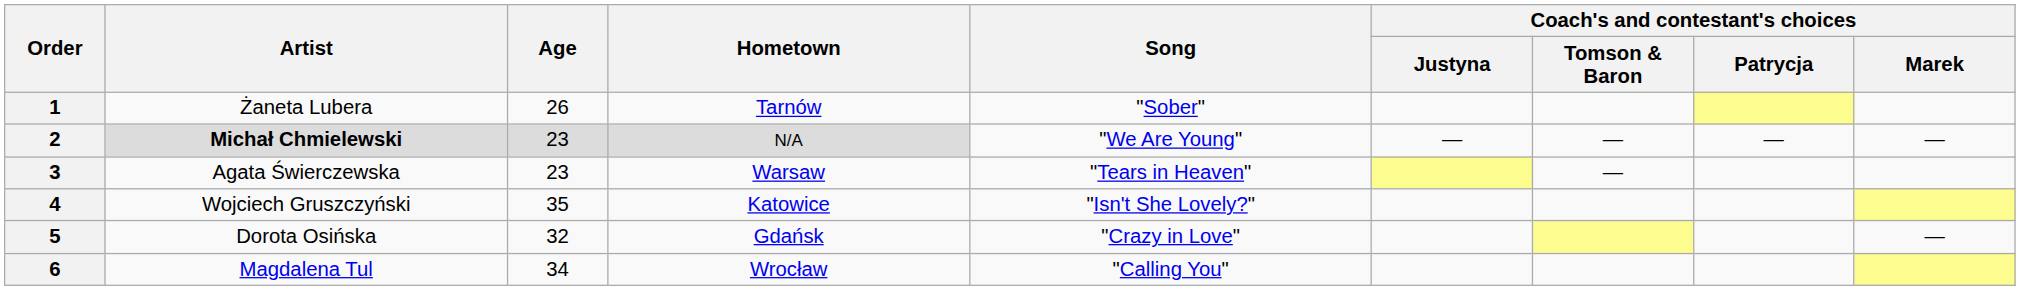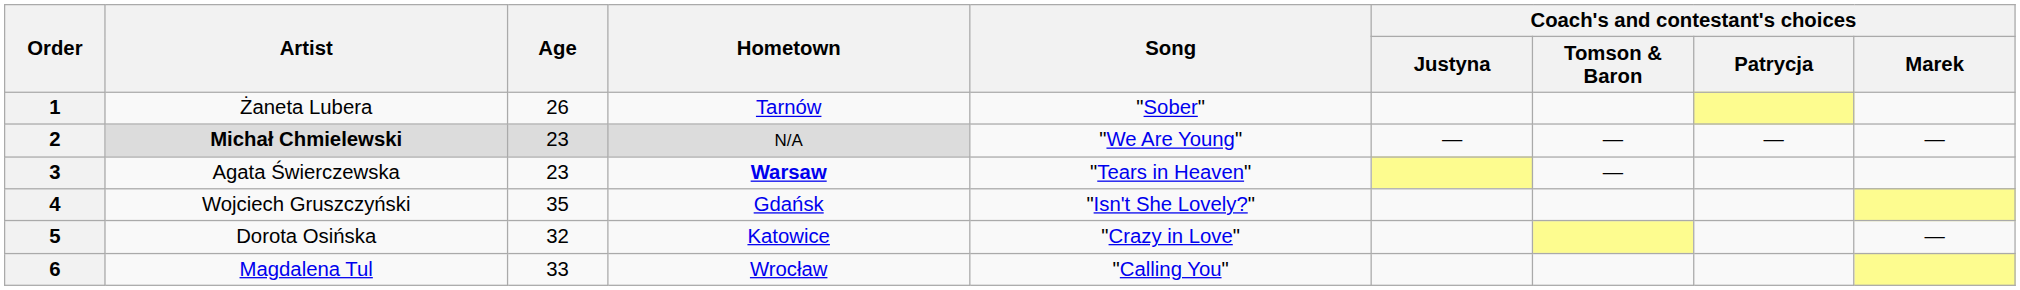(789, 172) normal -> (789, 172) bold
(789, 204) Katowice -> (789, 204) Gdańsk
(789, 236) Gdańsk -> (789, 236) Katowice
(557, 269) 34 -> (557, 269) 33
